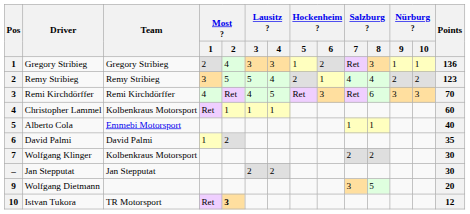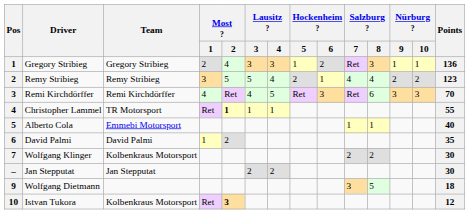(151, 109) Kolbenkraus Motorsport -> (134, 109) TR Motorsport
(226, 109) normal -> (226, 109) bold
(450, 109) 60 -> (450, 109) 55
(450, 186) 20 -> (450, 186) 18
(134, 201) TR Motorsport -> (151, 201) Kolbenkraus Motorsport
